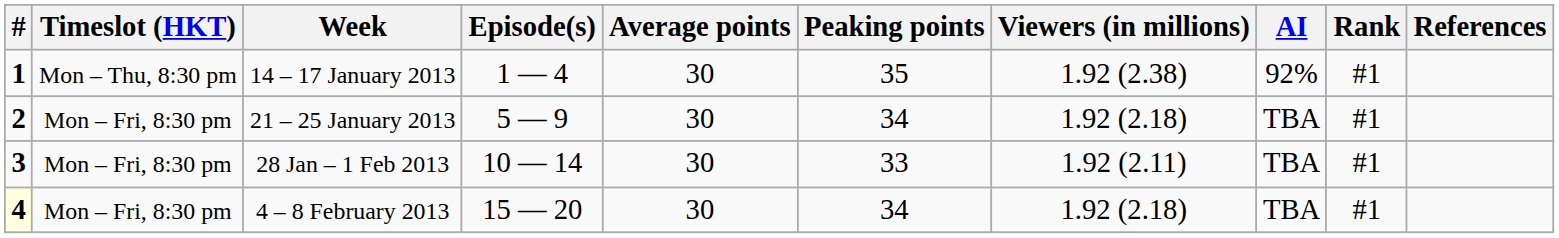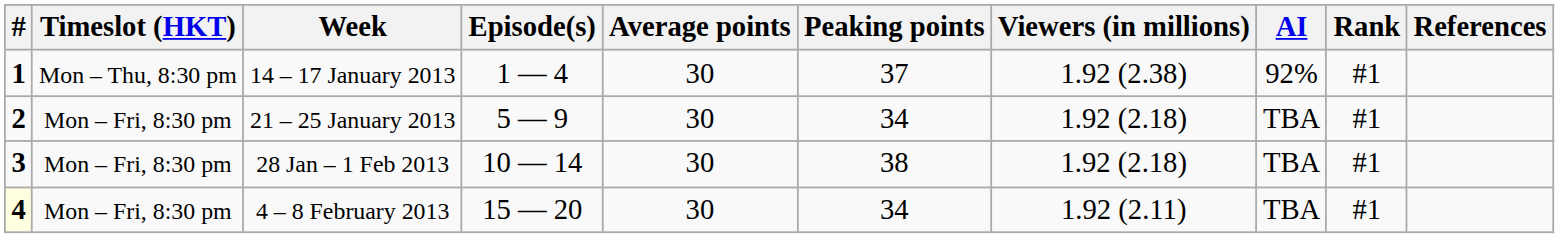(894, 72) 35 -> (894, 72) 37
(894, 163) 33 -> (894, 163) 38
(1124, 163) 1.92 (2.11) -> (1124, 163) 1.92 (2.18)
(1124, 208) 1.92 (2.18) -> (1124, 208) 1.92 (2.11)
